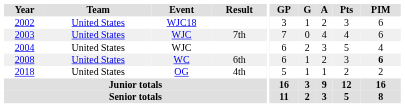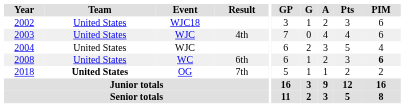(239, 35) 7th -> (242, 35) 4th
(98, 72) normal -> (100, 72) bold
(239, 72) 4th -> (242, 72) 7th
